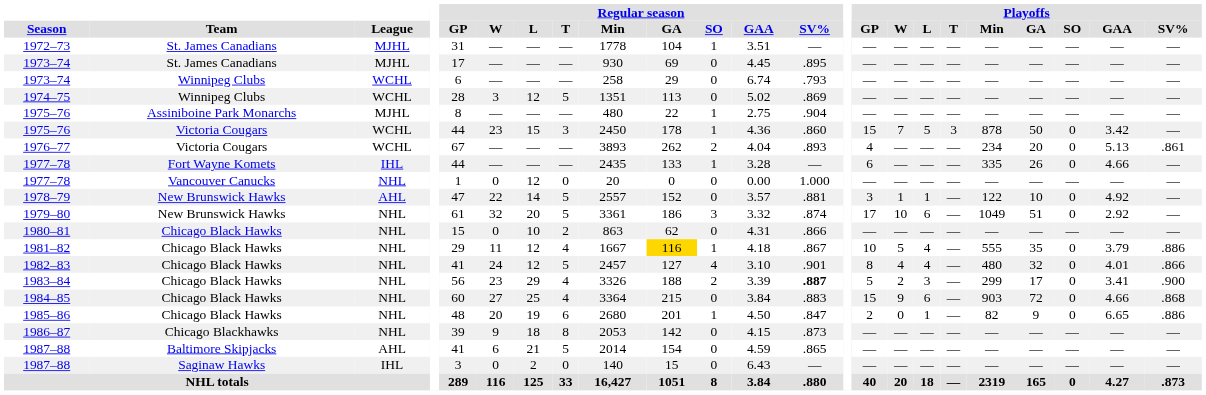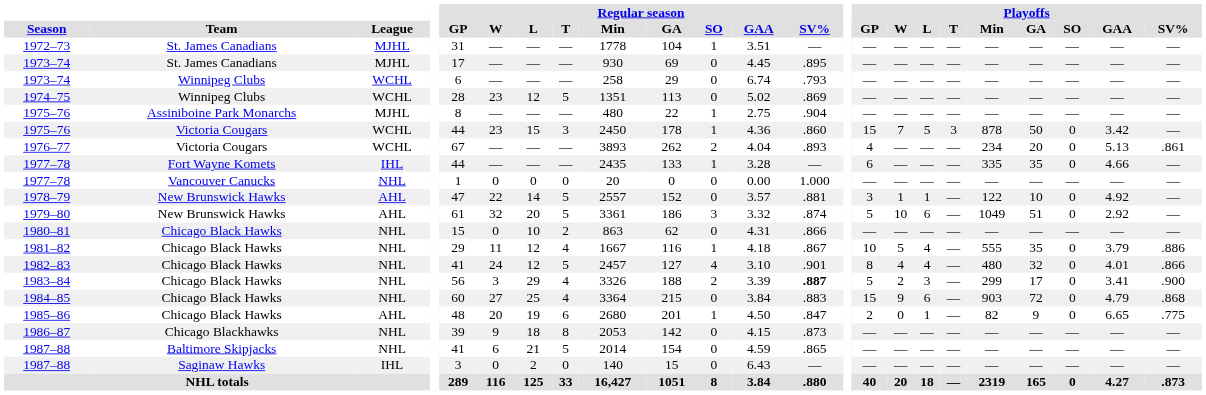(496, 96) 3 -> (496, 96) 23
(1036, 163) 26 -> (1036, 163) 35
(533, 180) 12 -> (533, 180) 0
(392, 214) NHL -> (392, 214) AHL
(870, 214) 17 -> (870, 214) 5
(672, 247) gold background -> (672, 247) no background
(496, 281) 23 -> (496, 281) 3
(1117, 298) 4.66 -> (1117, 298) 4.79
(392, 314) NHL -> (392, 314) AHL
(1173, 314) .886 -> (1173, 314) .775
(392, 348) AHL -> (392, 348) NHL
